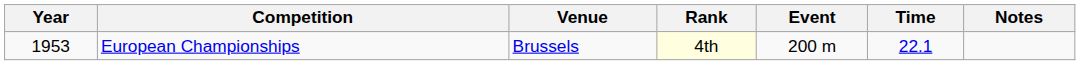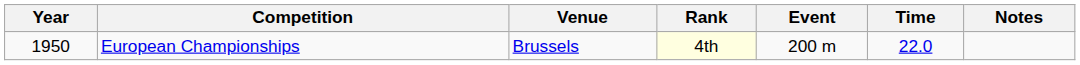(51, 45) 1953 -> (51, 45) 1950
(916, 45) 22.1 -> (916, 45) 22.0
